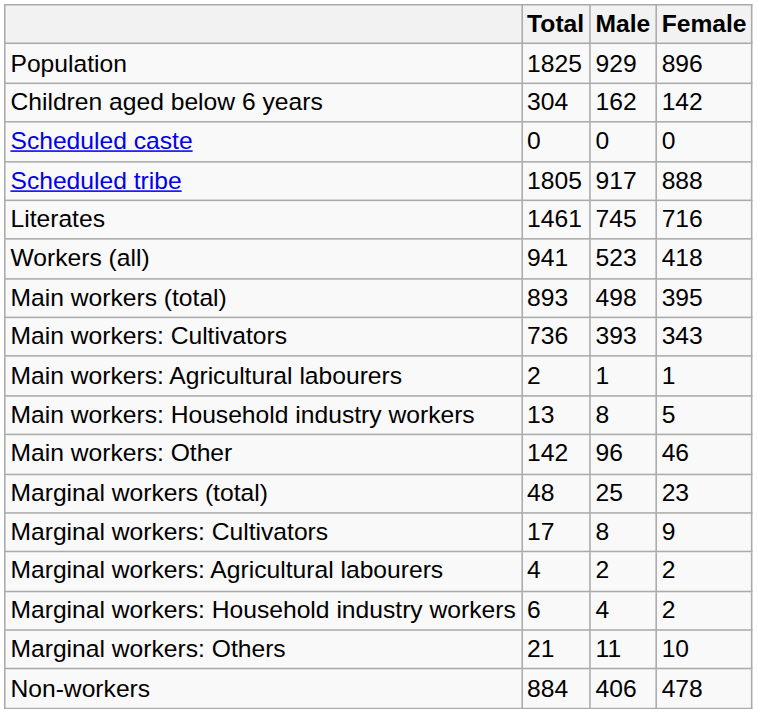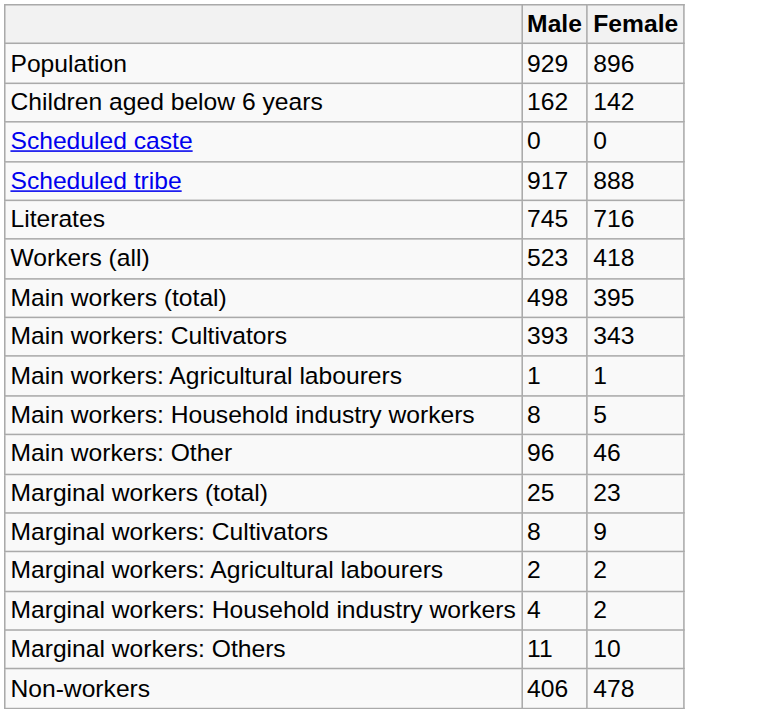- column: (556, 24)
